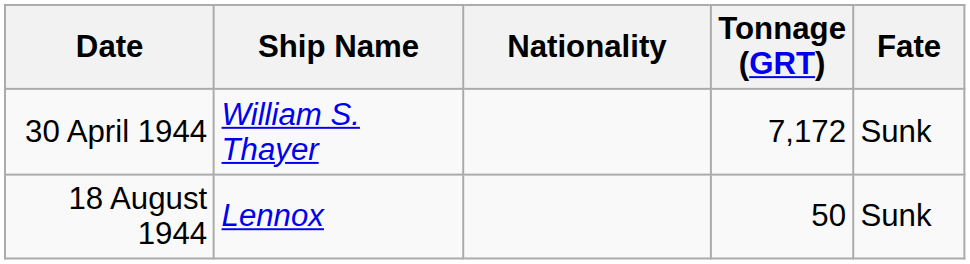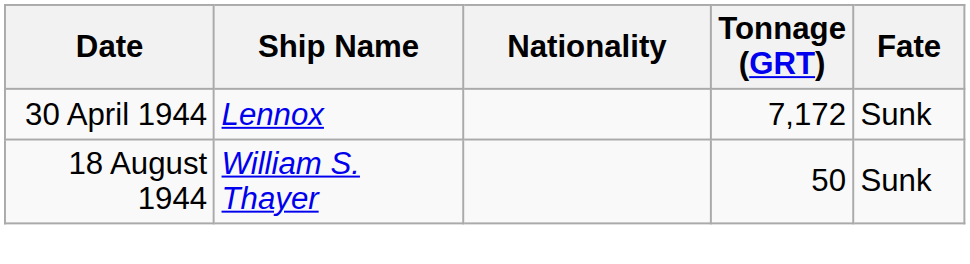(291, 131) William S. Thayer -> (273, 113) Lennox
(273, 215) Lennox -> (291, 180) William S. Thayer
